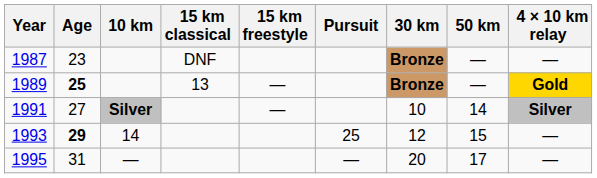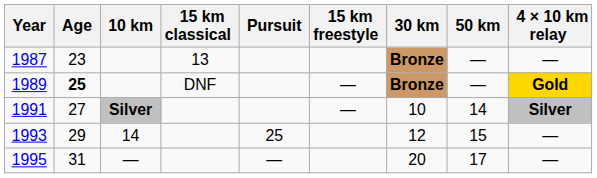columns swapped: (277, 25) <-> (351, 25)
(200, 60) DNF -> (200, 60) 13
(200, 85) 13 -> (200, 85) DNF
(77, 135) bold -> (77, 135) normal
